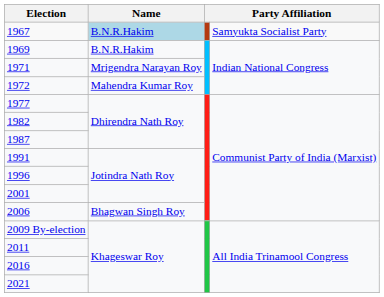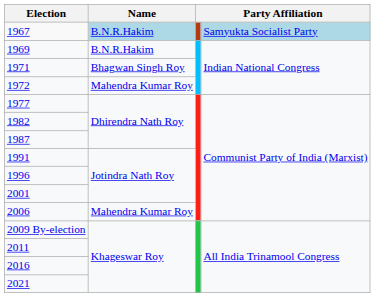(269, 31) no background -> (261, 31) lightblue background
(146, 67) Mrigendra Narayan Roy -> (138, 67) Bhagwan Singh Roy
(138, 211) Bhagwan Singh Roy -> (142, 211) Mahendra Kumar Roy
